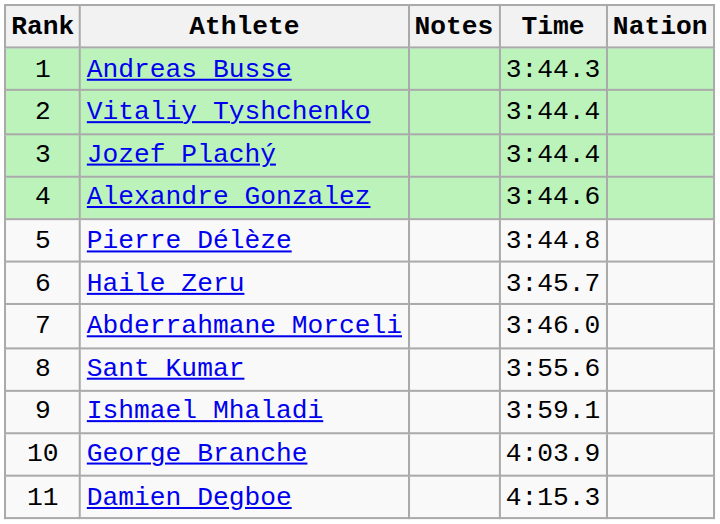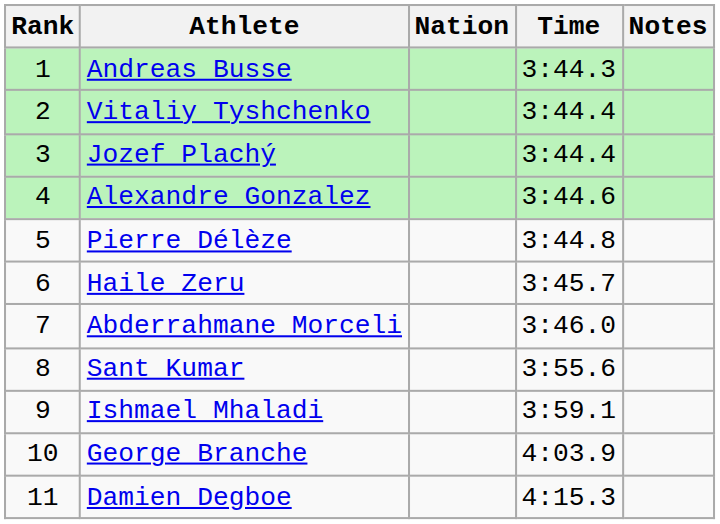columns swapped: (660, 26) <-> (454, 26)
